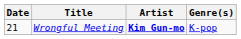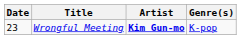(12, 27) 21 -> (12, 27) 23
